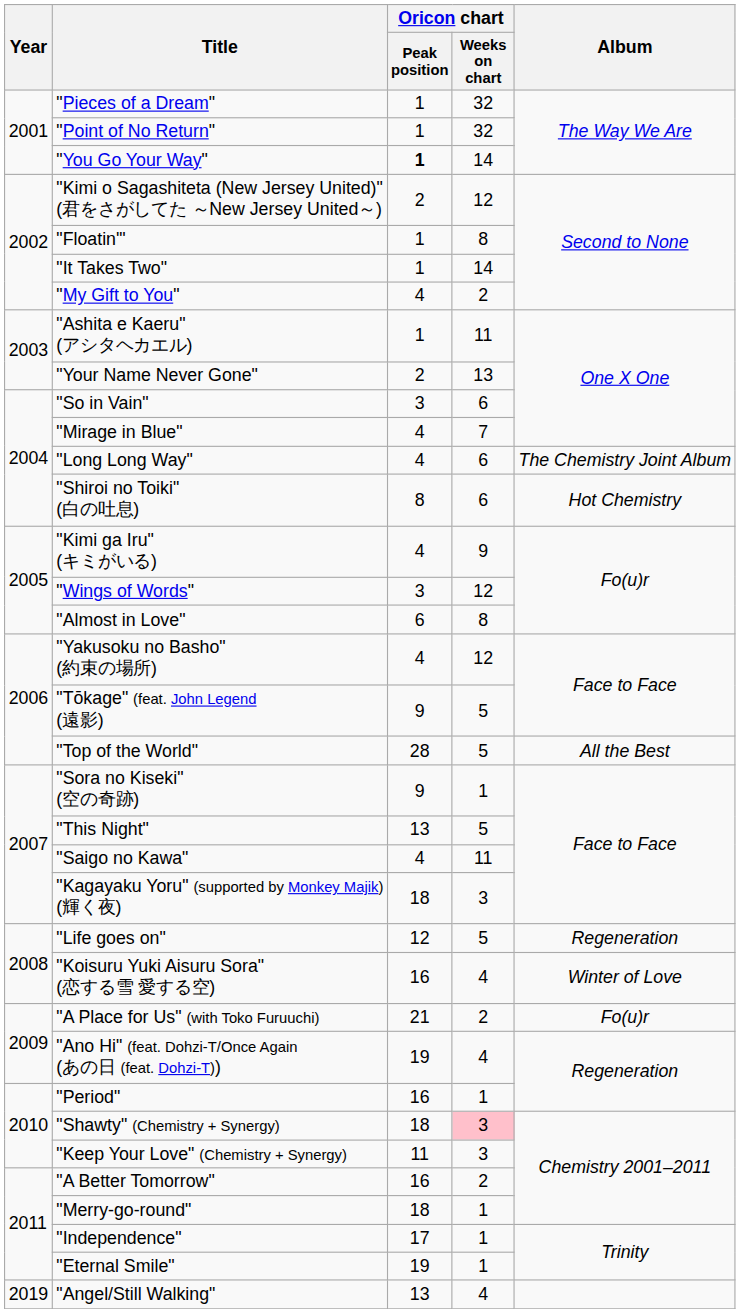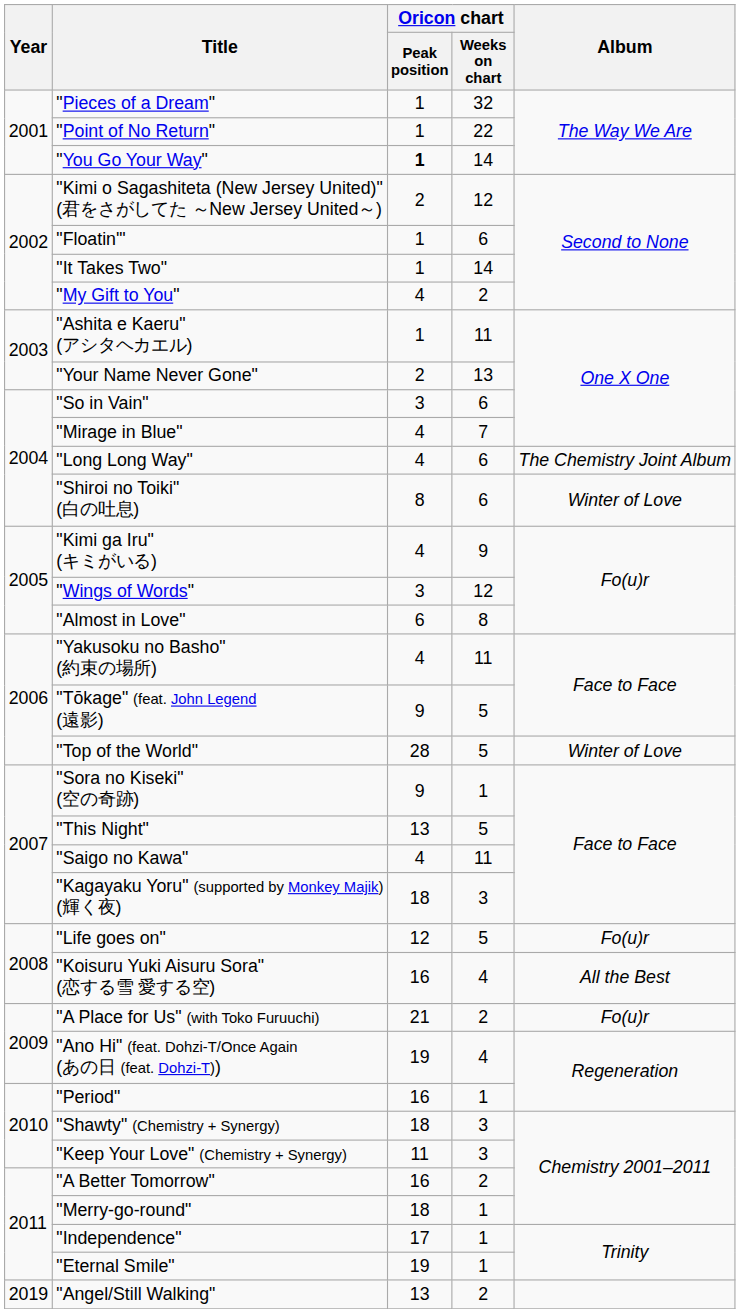(483, 131) 32 -> (483, 131) 22
(483, 239) 8 -> (483, 239) 6
(625, 499) Hot Chemistry -> (625, 499) Winter of Love
(483, 659) 12 -> (483, 659) 11
(625, 750) All the Best -> (625, 750) Winter of Love
(625, 938) Regeneration -> (625, 938) Fo(u)r
(625, 977) Winter of Love -> (625, 977) All the Best
(483, 1125) pink background -> (483, 1125) no background
(483, 1294) 4 -> (483, 1294) 2
